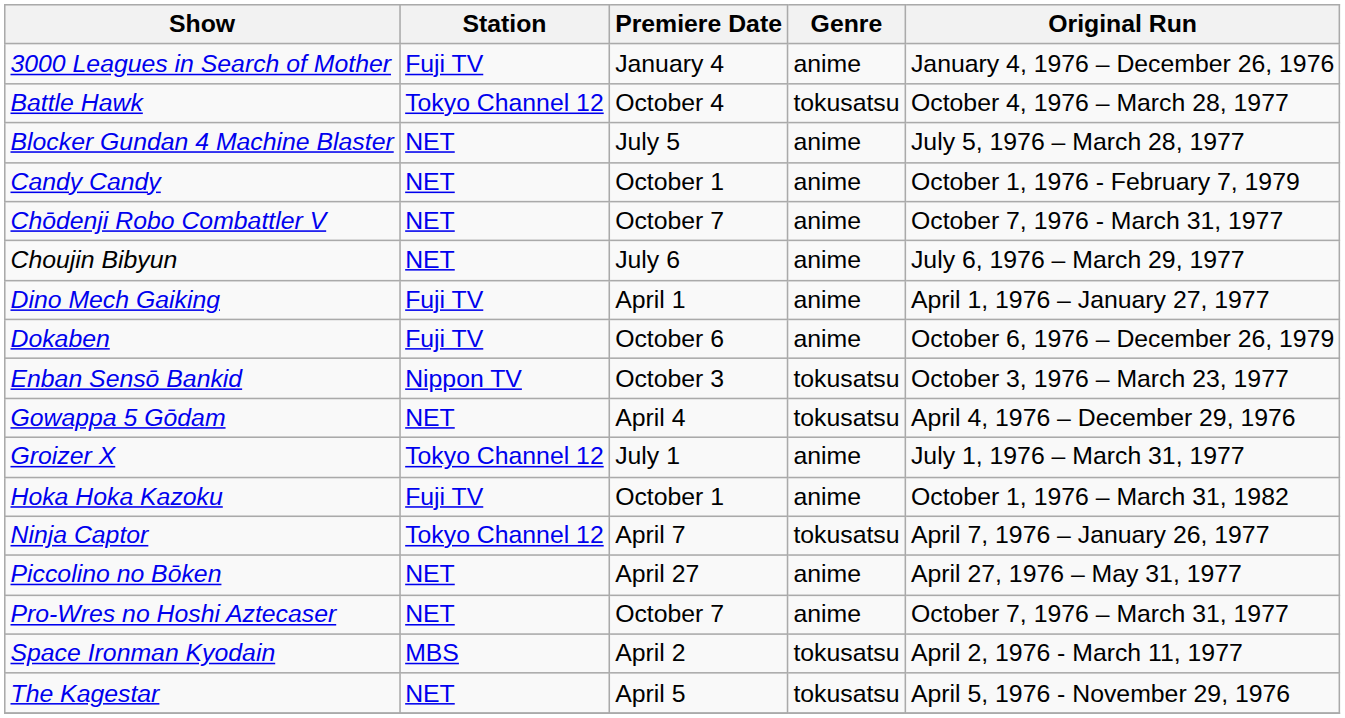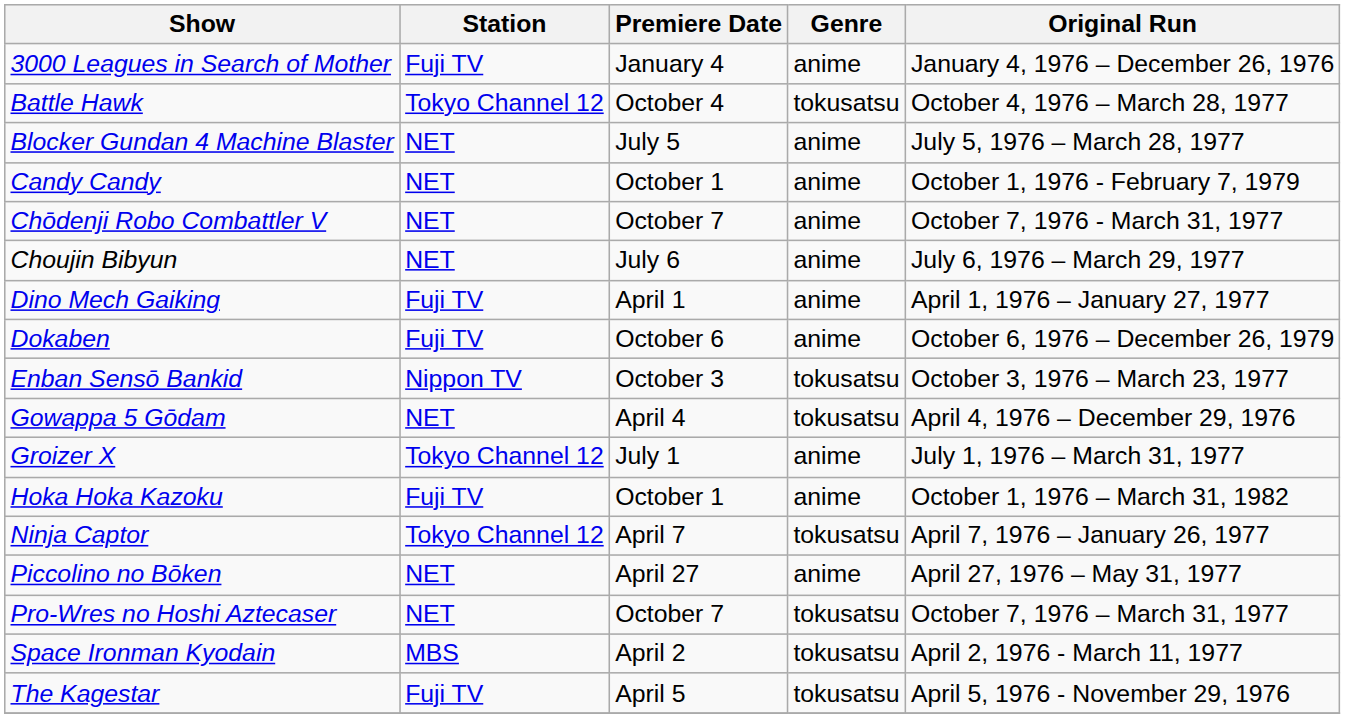(827, 614) anime -> (846, 614) tokusatsu
(430, 692) NET -> (444, 692) Fuji TV
